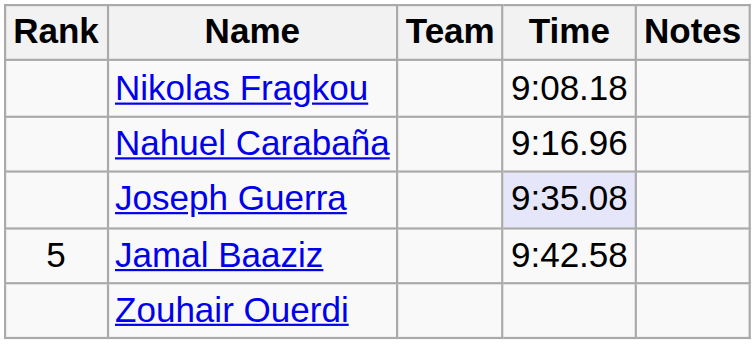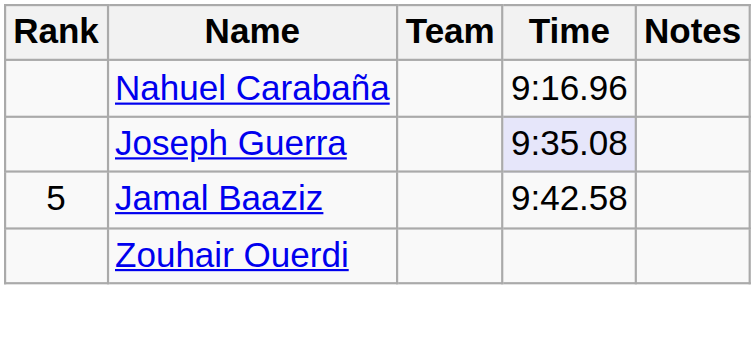- row: (242, 87)
